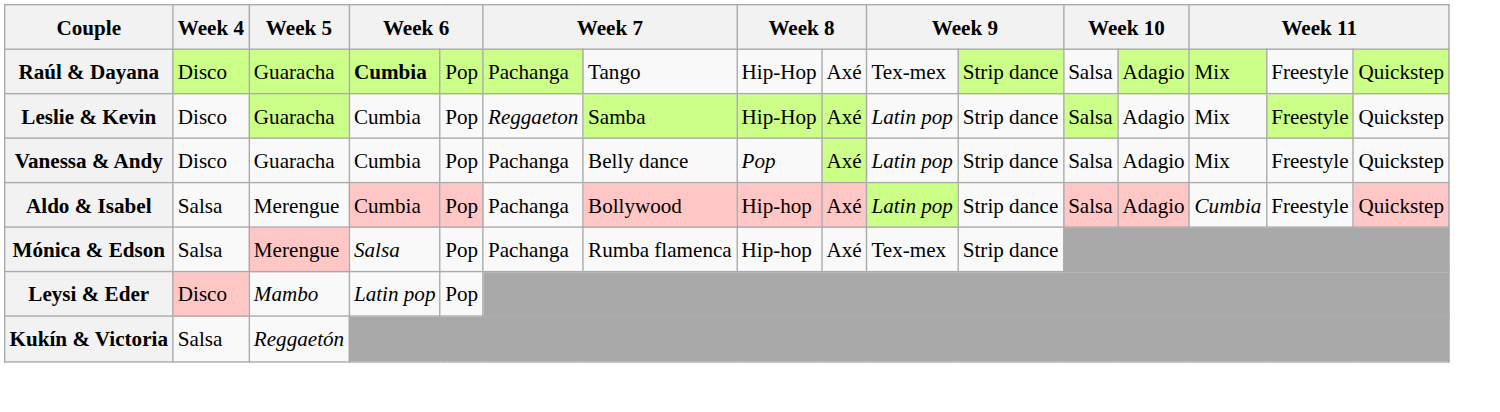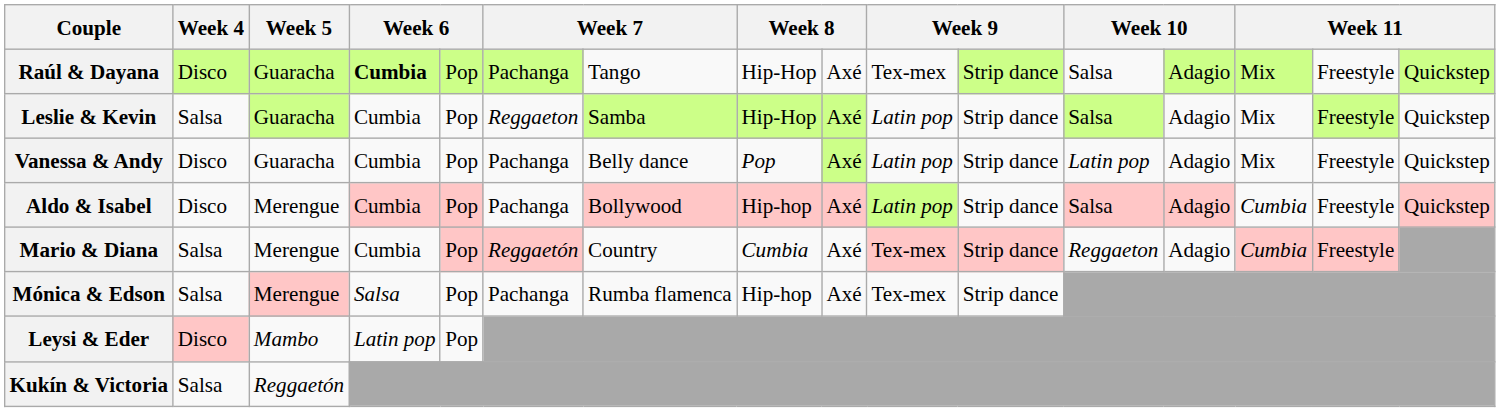(202, 116) Disco -> (200, 116) Salsa
(1090, 161) Salsa -> (1109, 161) Latin pop
(200, 205) Salsa -> (202, 205) Disco
+ row: (89, 250)
